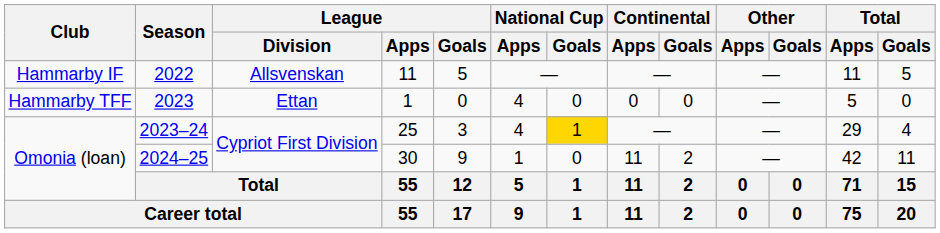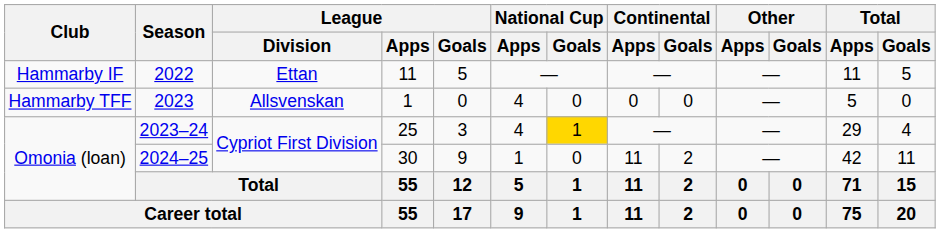(297, 74) Allsvenskan -> (297, 74) Ettan
(297, 102) Ettan -> (297, 102) Allsvenskan
